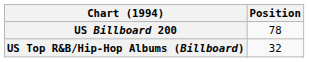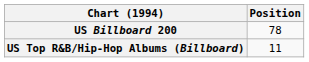(275, 48) 32 -> (275, 48) 11
